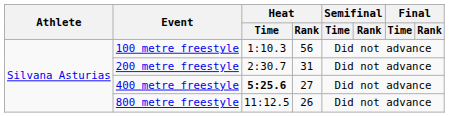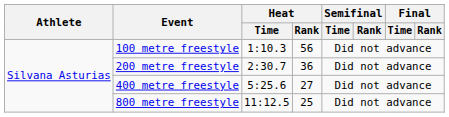(307, 66) 31 -> (307, 66) 36
(267, 84) bold -> (267, 84) normal
(307, 102) 26 -> (307, 102) 25
